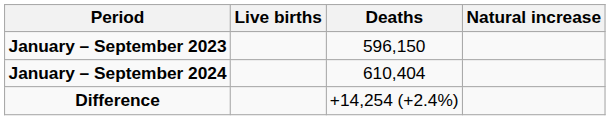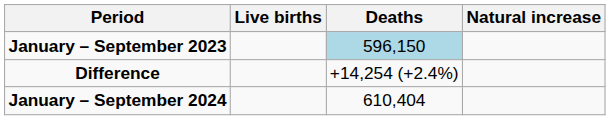(394, 45) no background -> (394, 45) lightblue background
rows swapped: (118, 73) <-> (118, 100)
